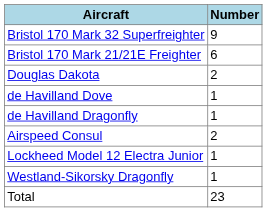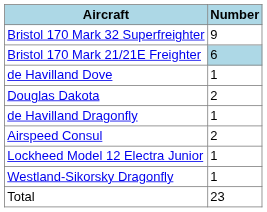(214, 55) no background -> (214, 55) lightblue background
rows swapped: (53, 75) <-> (60, 95)
